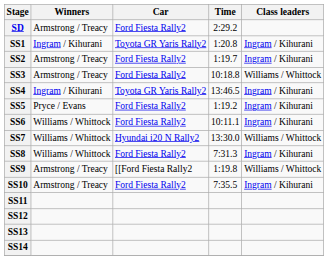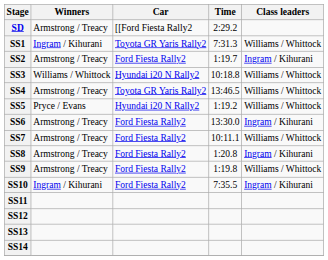(150, 27) Ford Fiesta Rally2 -> (154, 27) [[Ford Fiesta Rally2
(225, 43) 1:20.8 -> (225, 43) 7:31.3
(278, 43) Ingram / Kihurani -> (283, 43) Williams / Whittock
(71, 74) Armstrong / Treacy -> (72, 74) Williams / Whittock
(150, 74) Ford Fiesta Rally2 -> (157, 74) Hyundai i20 N Rally2
(68, 90) Ingram / Kihurani -> (71, 90) Armstrong / Treacy
(278, 90) Ingram / Kihurani -> (283, 90) Williams / Whittock
(150, 106) Ford Fiesta Rally2 -> (157, 106) Hyundai i20 N Rally2
(278, 106) Ingram / Kihurani -> (283, 106) Williams / Whittock
(72, 121) Williams / Whittock -> (71, 121) Armstrong / Treacy
(225, 121) 10:11.1 -> (225, 121) 13:30.0
(72, 137) Williams / Whittock -> (71, 137) Armstrong / Treacy
(157, 137) Hyundai i20 N Rally2 -> (150, 137) Ford Fiesta Rally2
(225, 137) 13:30.0 -> (225, 137) 10:11.1
(72, 153) Williams / Whittock -> (71, 153) Armstrong / Treacy
(225, 153) 7:31.3 -> (225, 153) 1:20.8
(154, 169) [[Ford Fiesta Rally2 -> (150, 169) Ford Fiesta Rally2
(71, 184) Armstrong / Treacy -> (68, 184) Ingram / Kihurani
